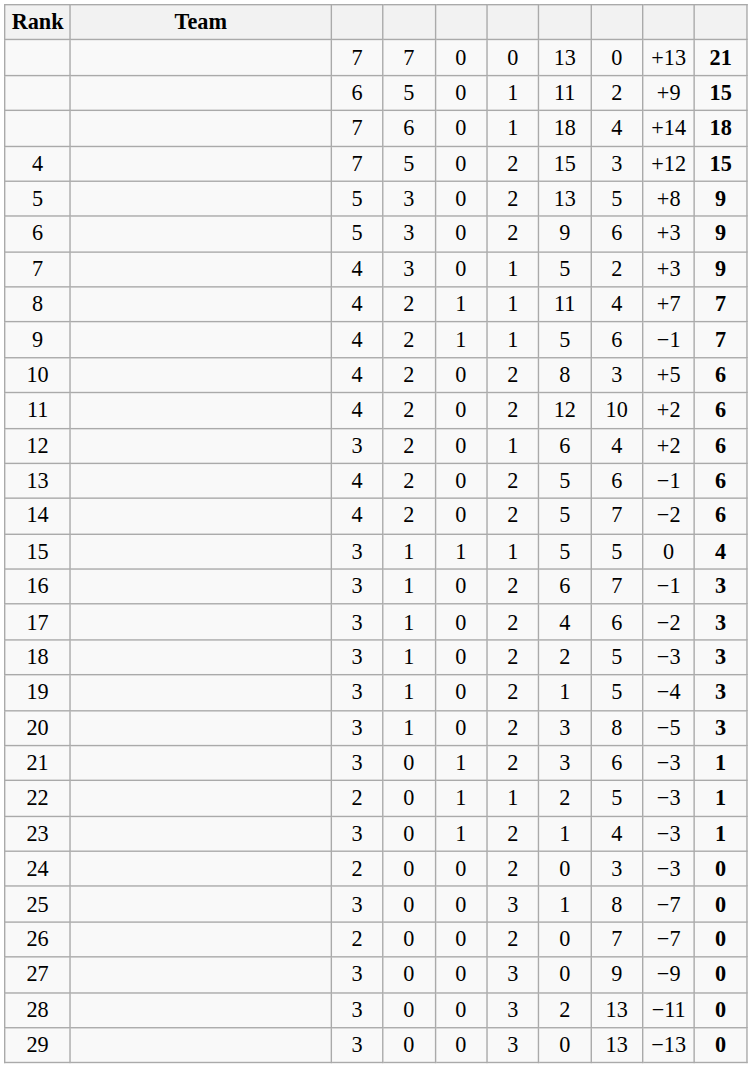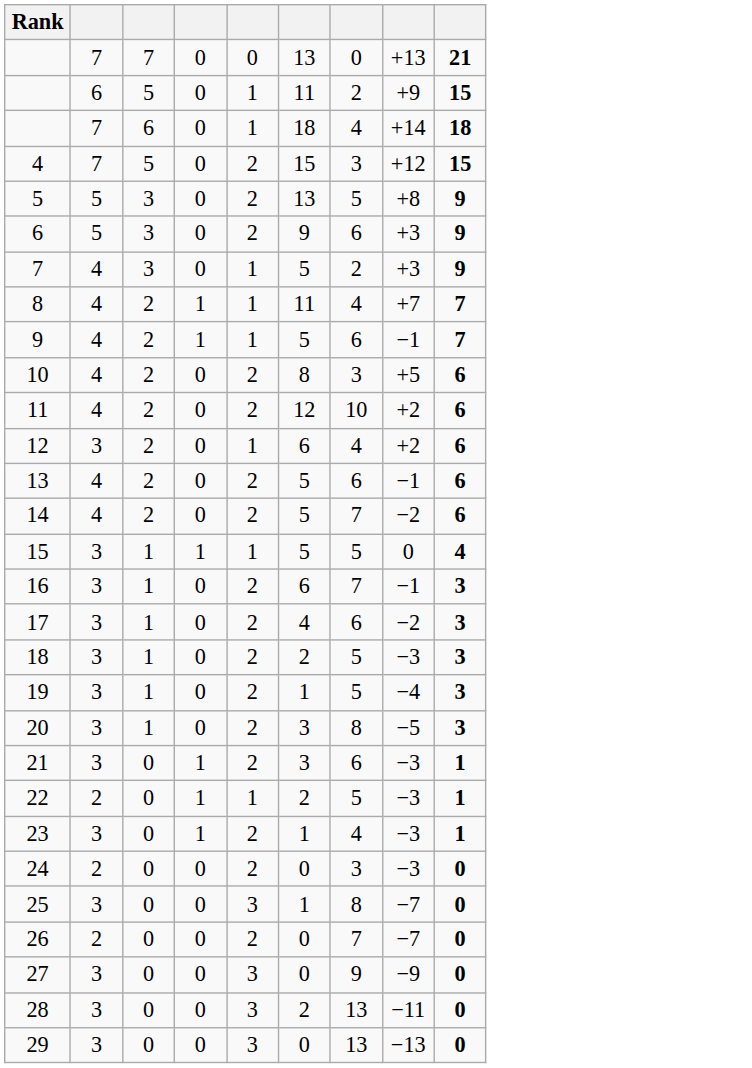- column: (201, 22)
